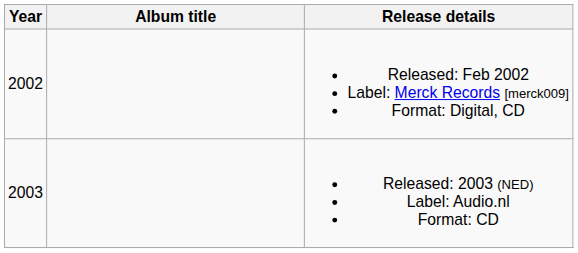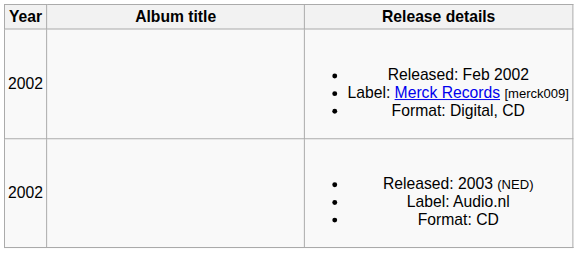(26, 193) 2003 -> (26, 193) 2002
